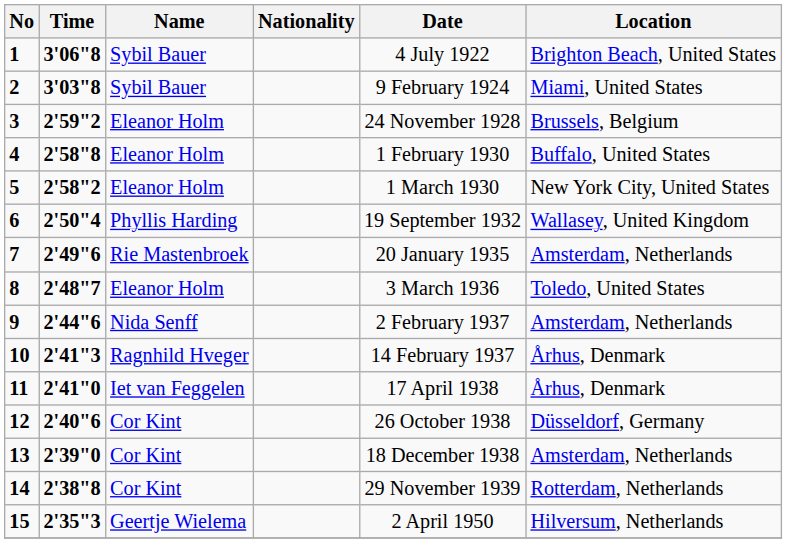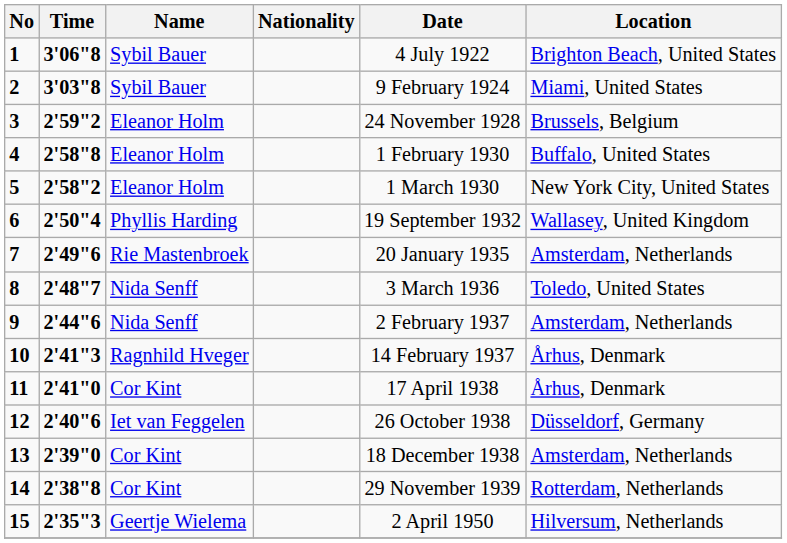(167, 288) Eleanor Holm -> (154, 288) Nida Senff
(177, 388) Iet van Feggelen -> (146, 388) Cor Kint
(146, 421) Cor Kint -> (177, 421) Iet van Feggelen
